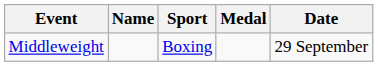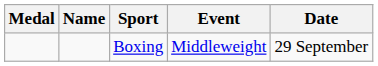columns swapped: (243, 18) <-> (56, 18)
